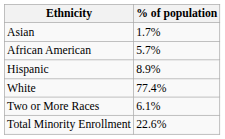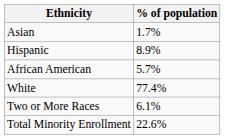rows swapped: (49, 50) <-> (28, 69)
